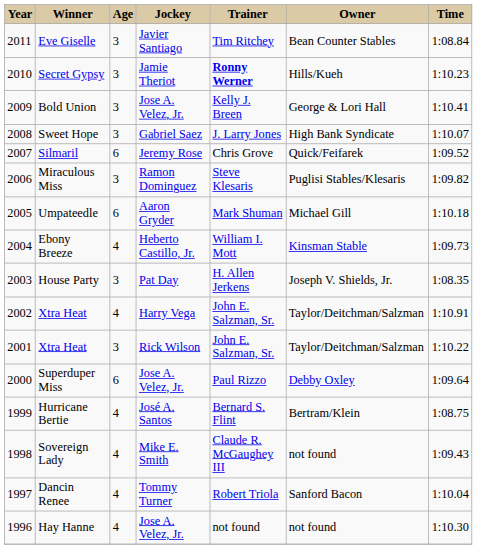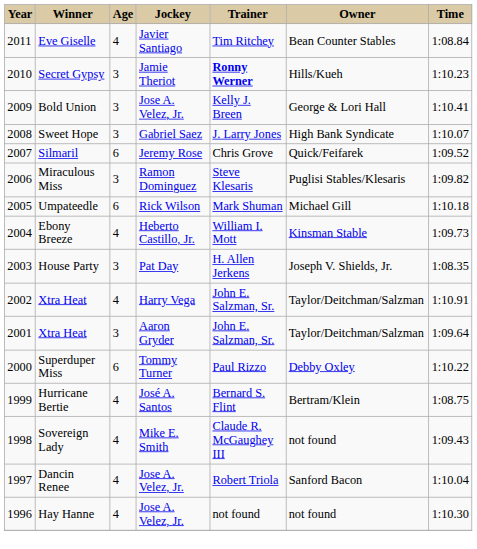(116, 40) 3 -> (116, 40) 4
(156, 213) Aaron Gryder -> (170, 206) Rick Wilson
(170, 347) Rick Wilson -> (156, 333) Aaron Gryder
(450, 347) 1:10.22 -> (450, 333) 1:09.64
(161, 380) Jose A. Velez, Jr. -> (158, 366) Tommy Turner
(450, 380) 1:09.64 -> (450, 366) 1:10.22
(158, 494) Tommy Turner -> (161, 480) Jose A. Velez, Jr.
